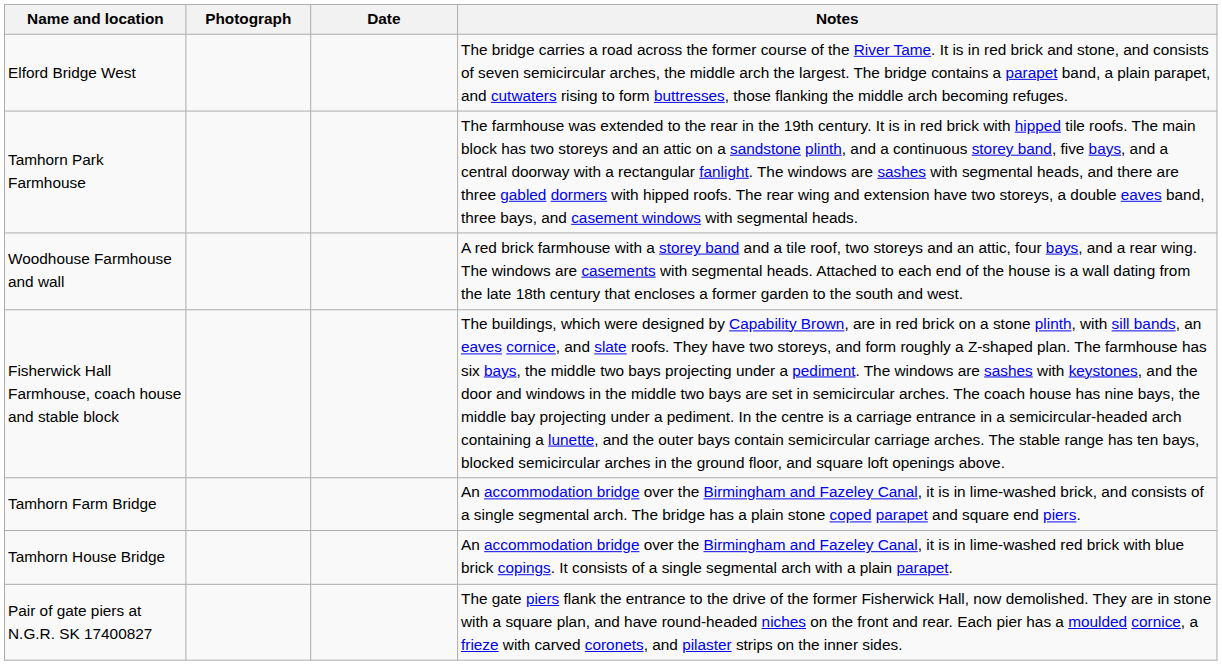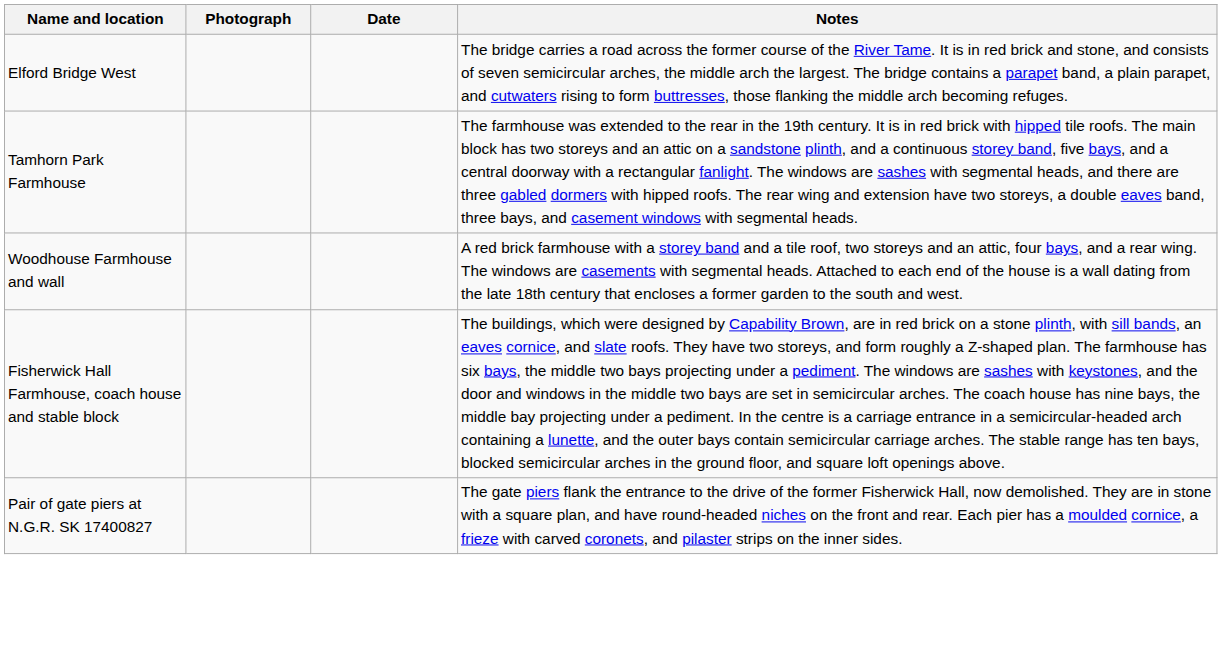- row: (82, 504)
- row: (87, 557)
